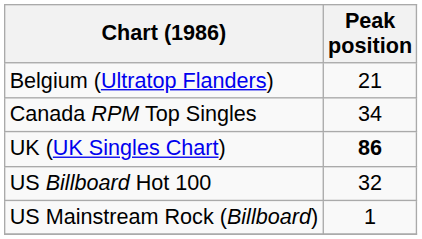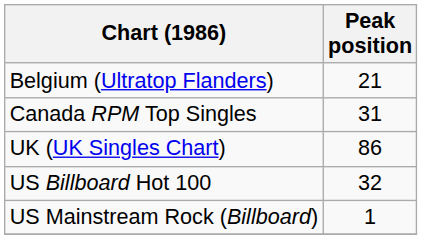(370, 114) 34 -> (370, 114) 31
(370, 148) bold -> (370, 148) normal
